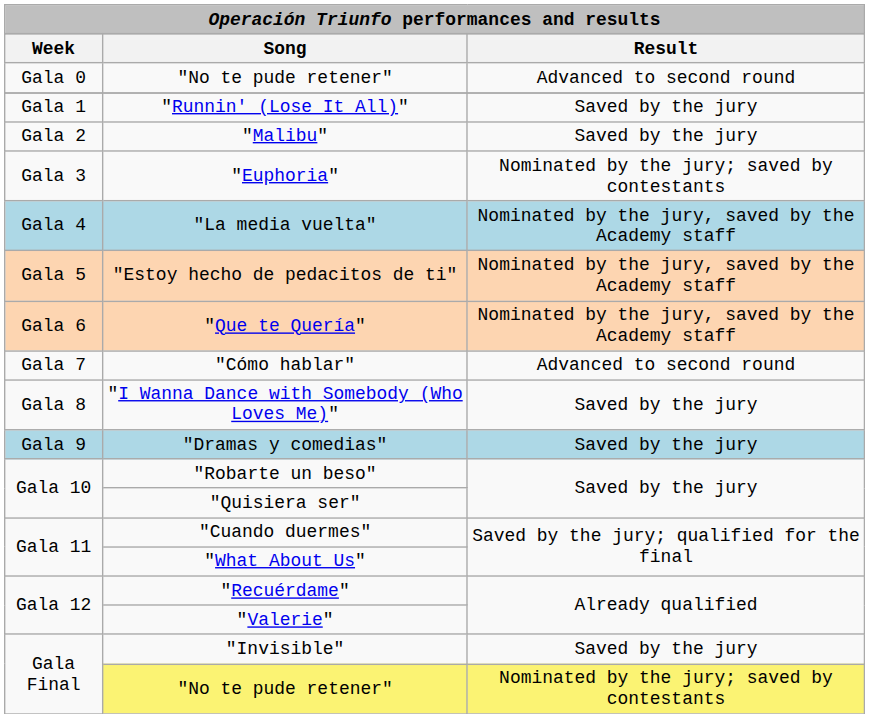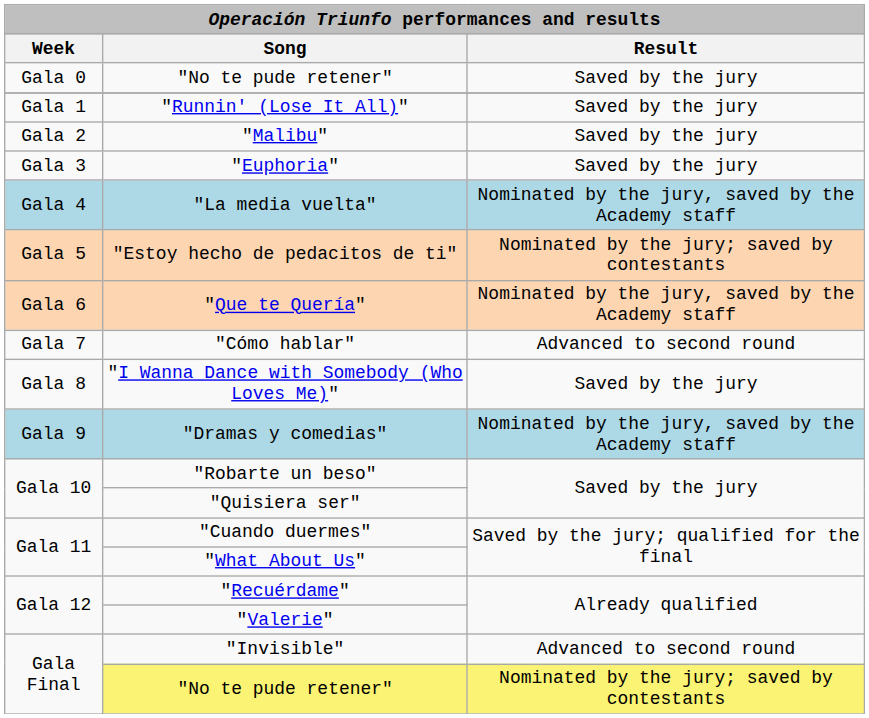(666, 78) Advanced to second round -> (666, 78) Saved by the jury
(666, 176) Nominated by the jury; saved by contestants -> (666, 166) Saved by the jury
(666, 276) Nominated by the jury, saved by the Academy staff -> (666, 255) Nominated by the jury; saved by contestants
(666, 444) Saved by the jury -> (666, 434) Nominated by the jury, saved by the Academy staff
(666, 649) Saved by the jury -> (666, 649) Advanced to second round
